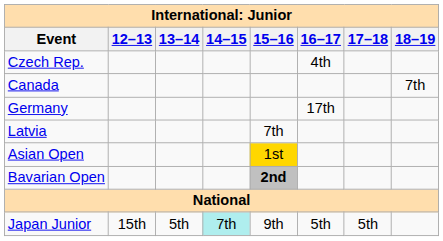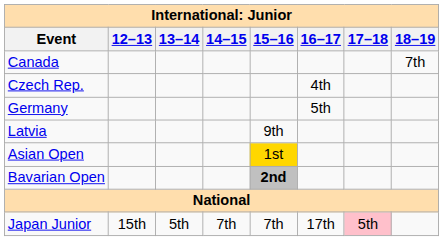rows swapped: (33, 85) <-> (46, 62)
(321, 108) 17th -> (321, 108) 5th
(274, 131) 7th -> (274, 131) 9th
(226, 223) paleturquoise background -> (226, 223) no background
(274, 223) 9th -> (274, 223) 7th
(321, 223) 5th -> (321, 223) 17th
(368, 223) no background -> (368, 223) pink background
